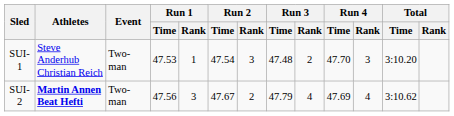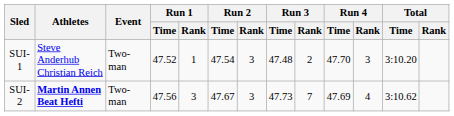(165, 60) 47.53 -> (165, 60) 47.52
(252, 96) 2 -> (252, 96) 3
(281, 96) 47.79 -> (281, 96) 47.73
(310, 96) 4 -> (310, 96) 7
